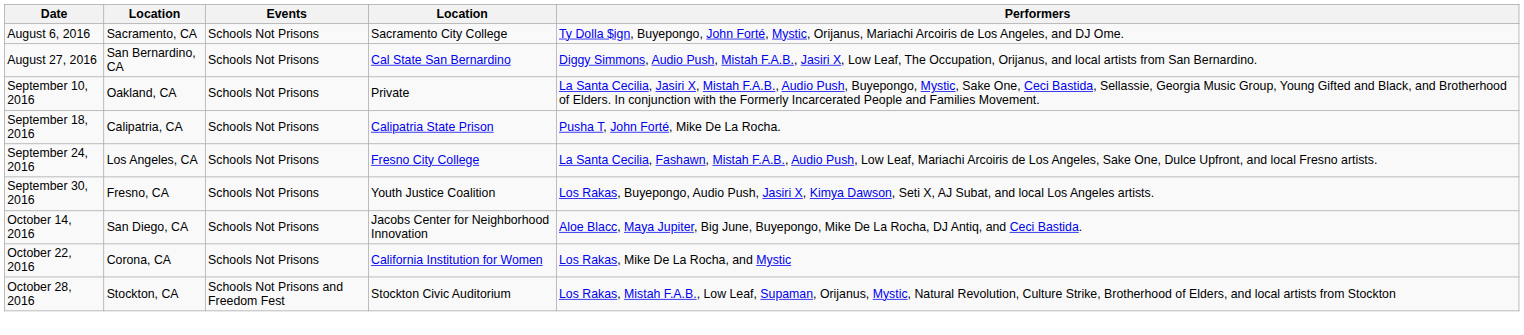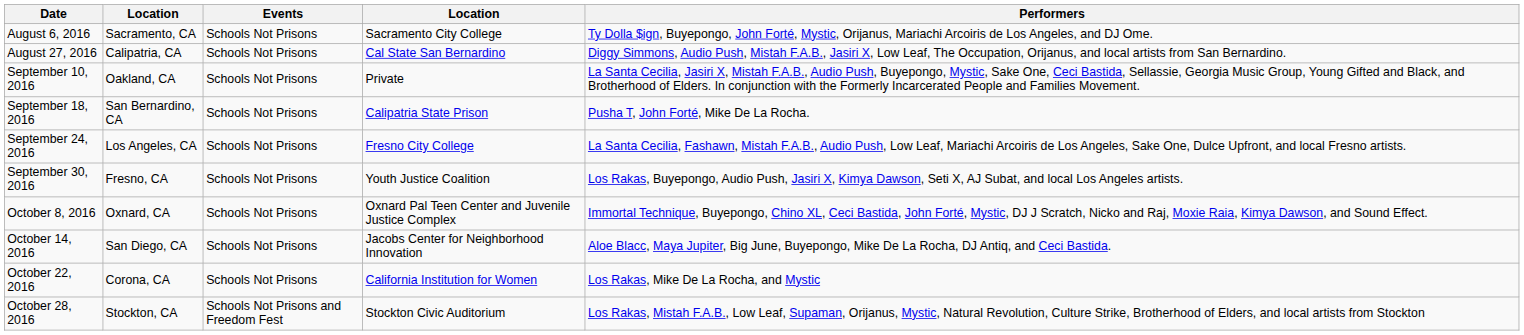(151, 60) San Bernardino, CA -> (144, 53) Calipatria, CA
(145, 127) Calipatria, CA -> (150, 113) San Bernardino, CA
+ row: (51, 213)
